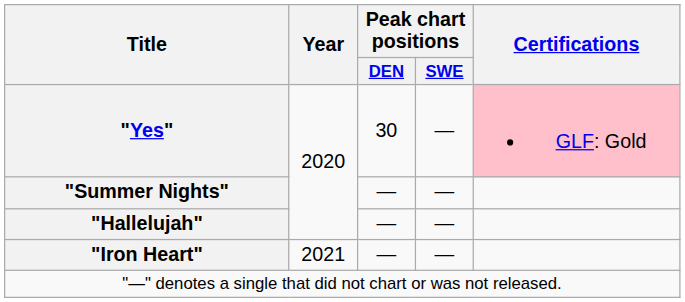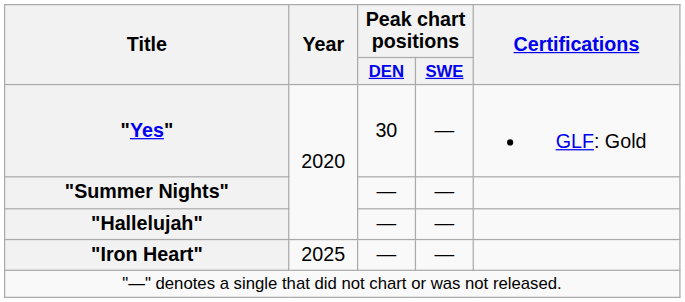(576, 142) pink background -> (576, 142) no background
(323, 254) 2021 -> (323, 254) 2025
